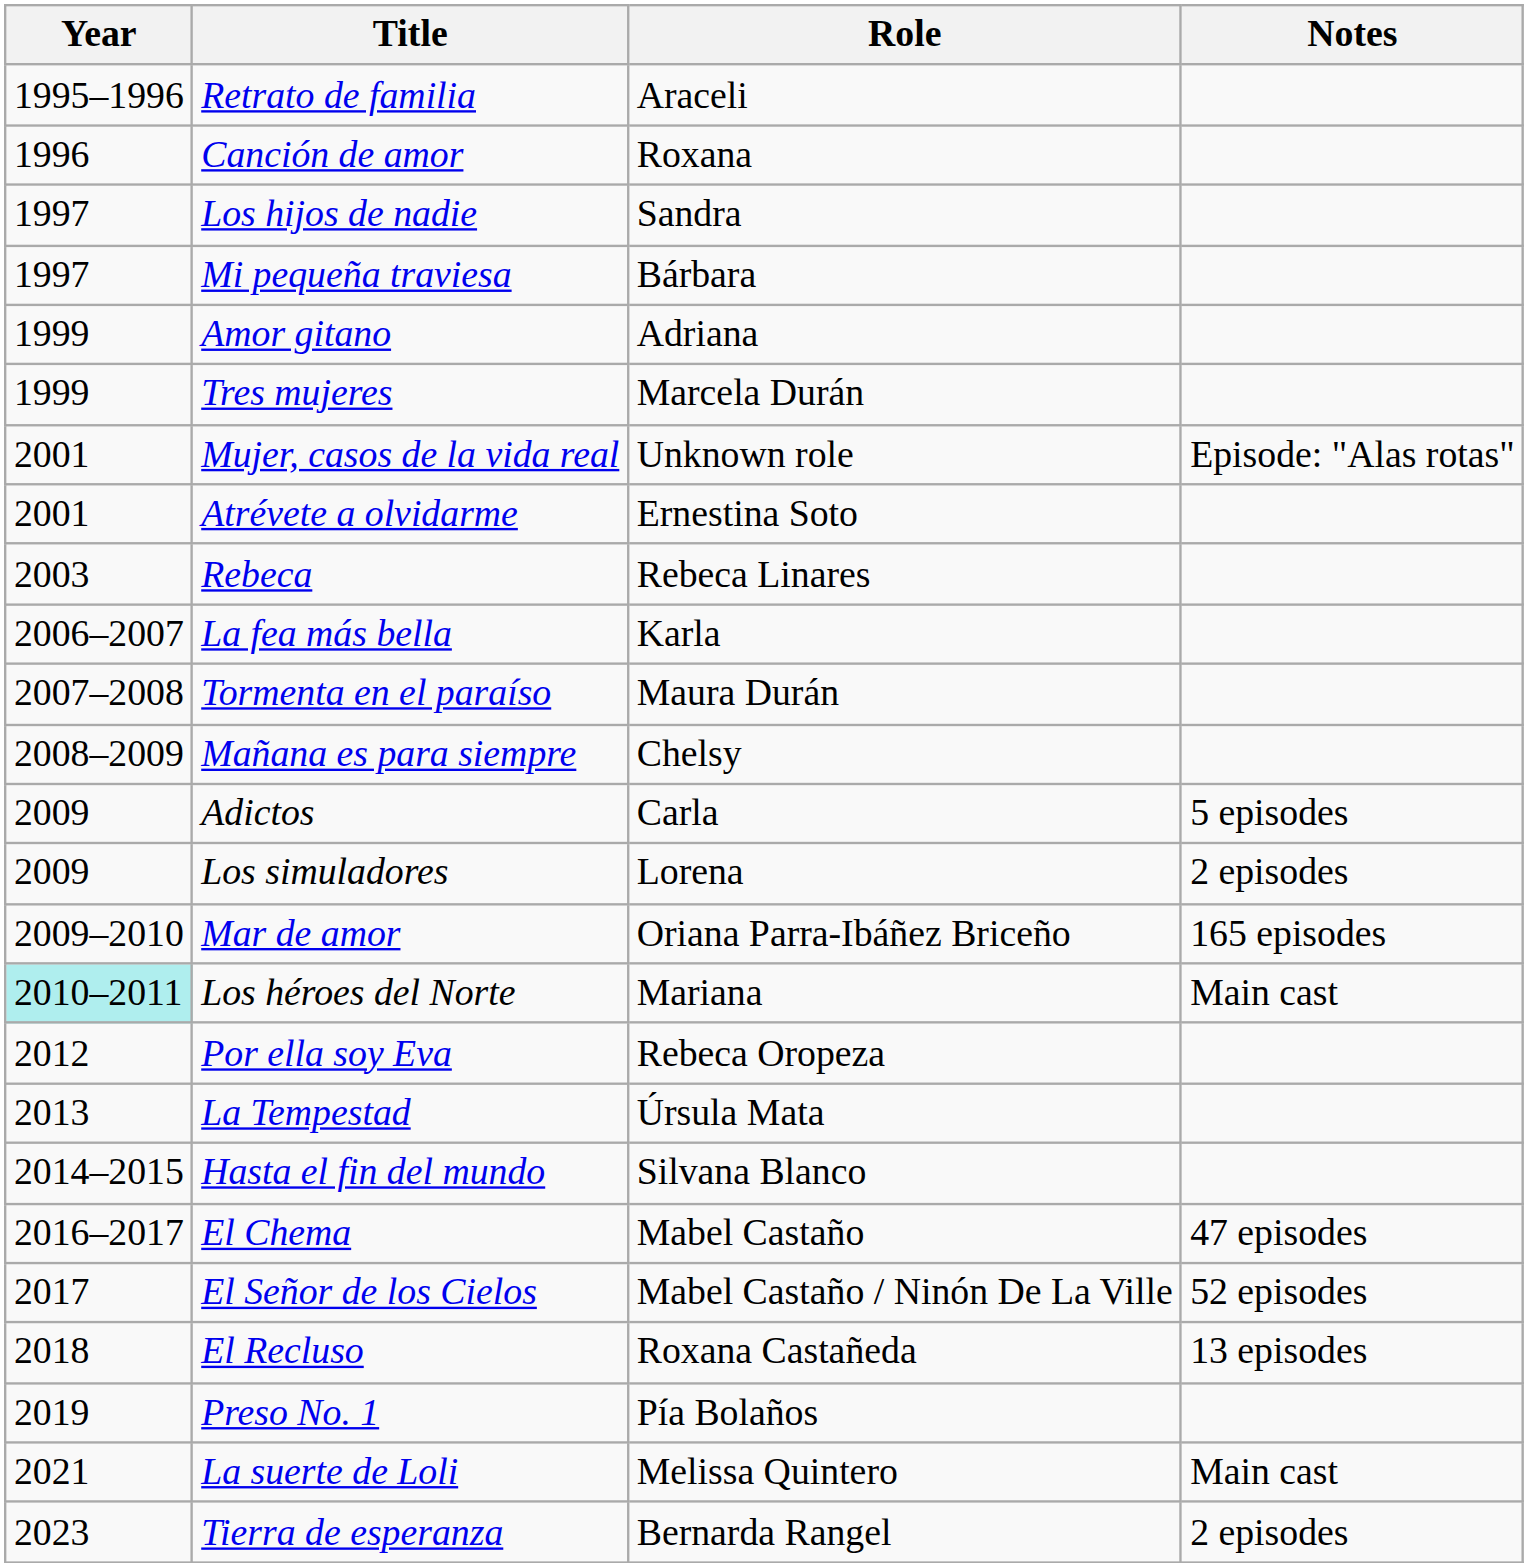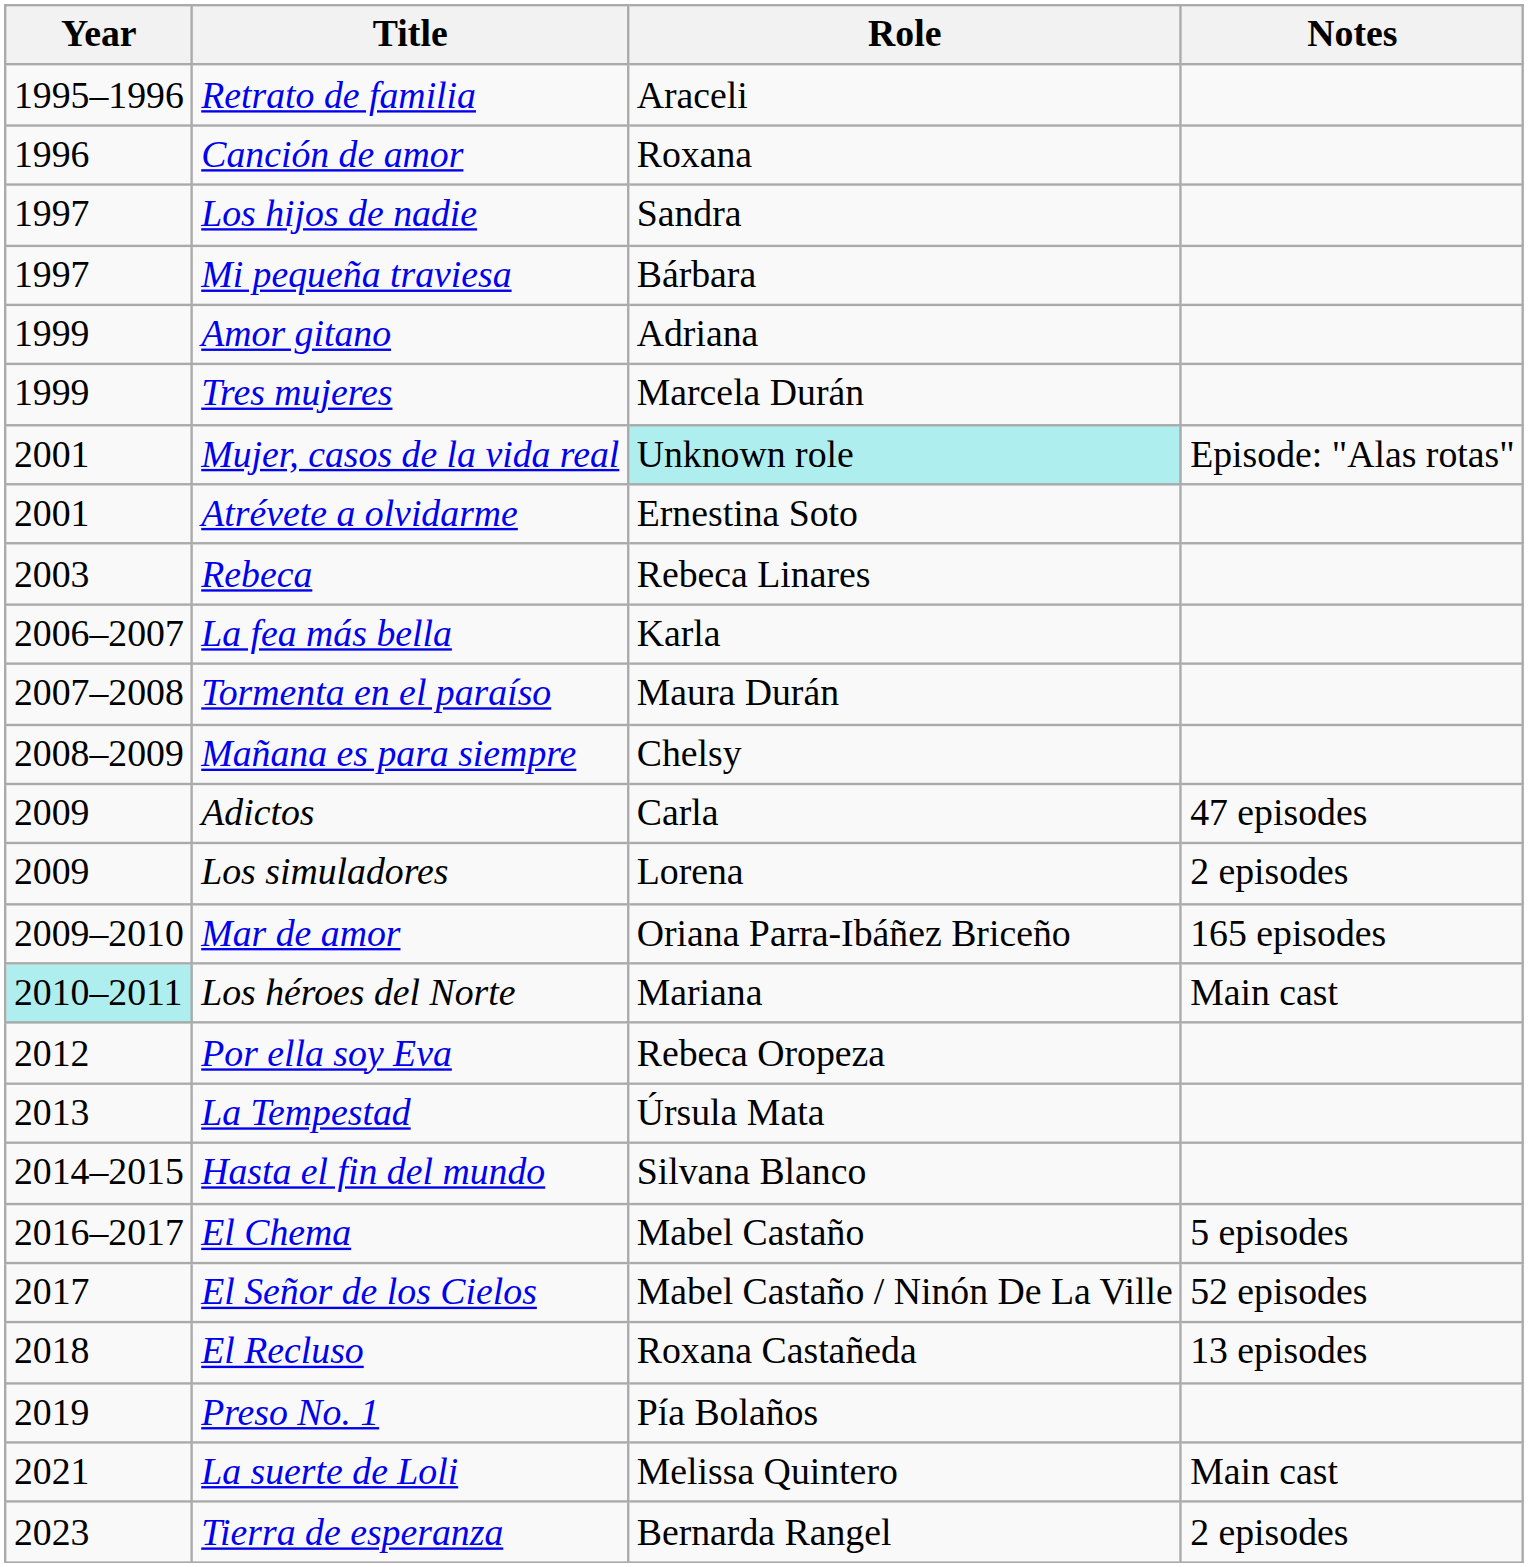(745, 453) no background -> (745, 453) paleturquoise background
(1269, 812) 5 episodes -> (1279, 812) 47 episodes
(1279, 1232) 47 episodes -> (1269, 1232) 5 episodes
